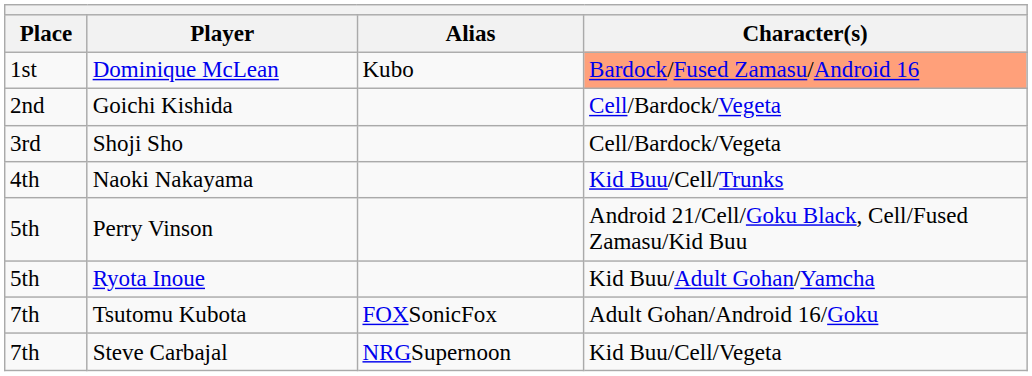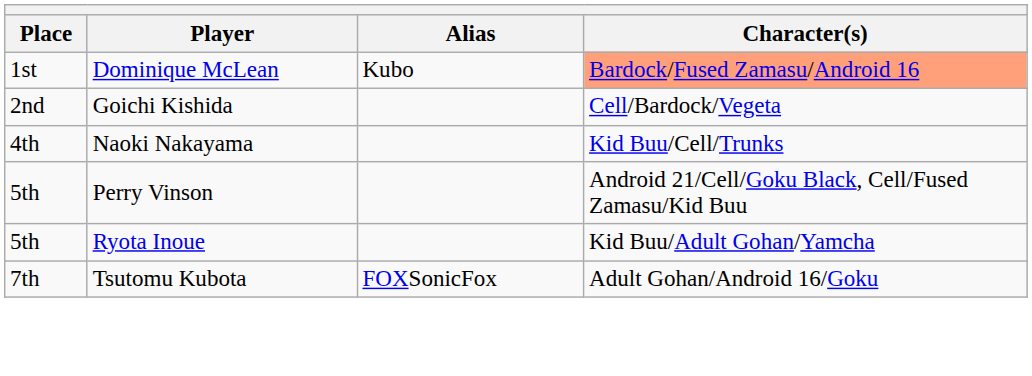- row: (138, 143)
- row: (160, 351)
